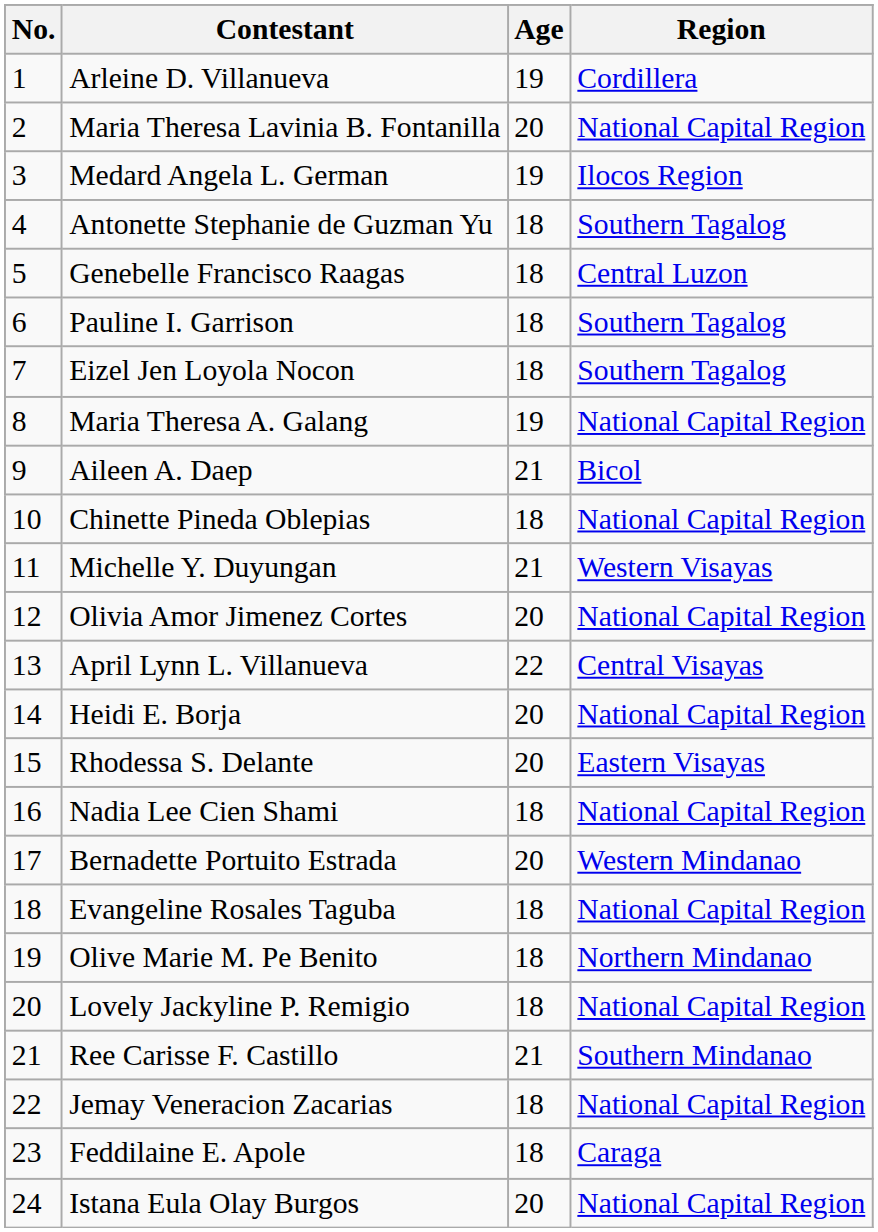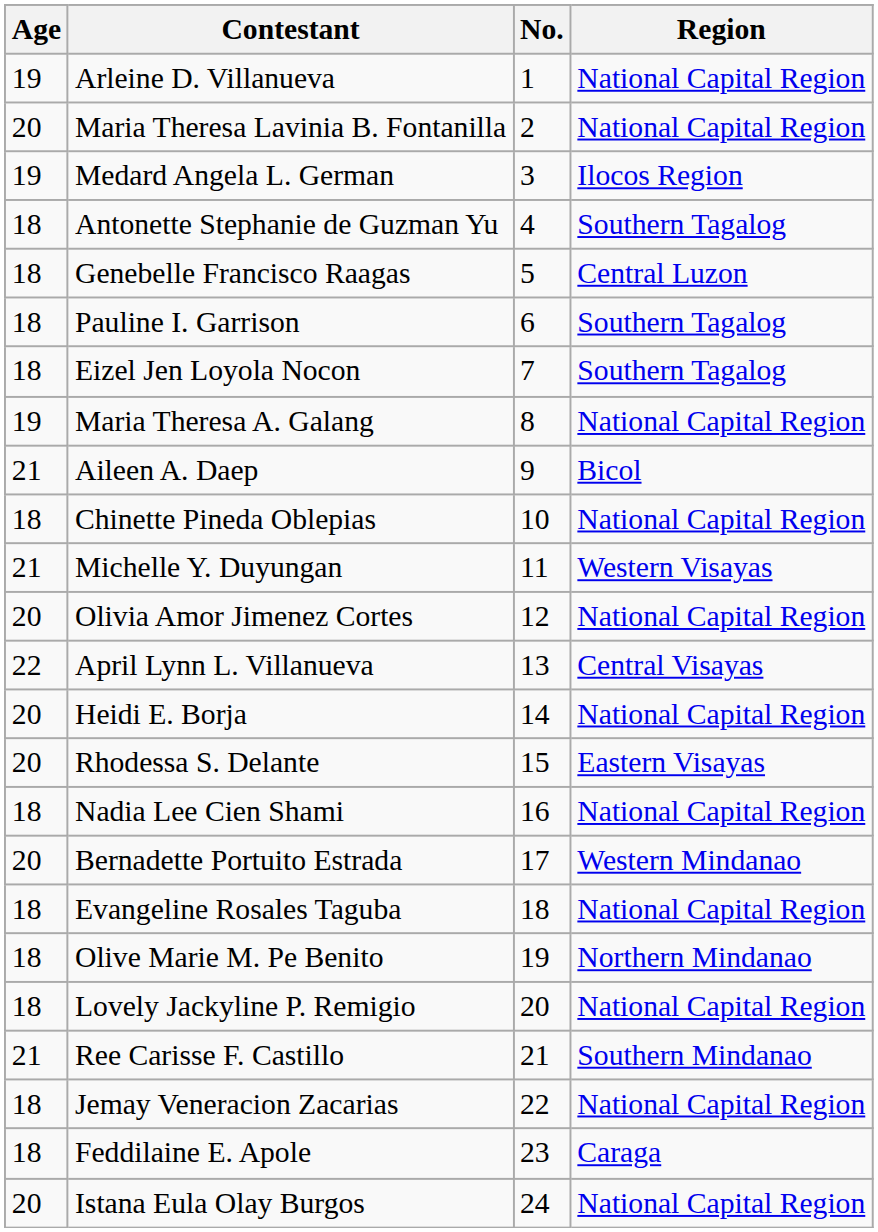columns swapped: (34, 29) <-> (539, 29)
(637, 77) Cordillera -> (721, 77) National Capital Region
